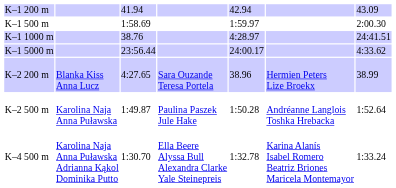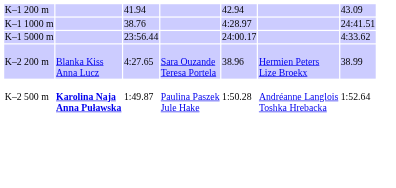- row: (27, 23)
(87, 116) normal -> (89, 102) bold
- row: (27, 156)
